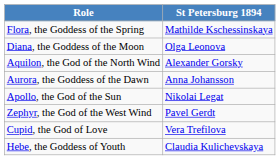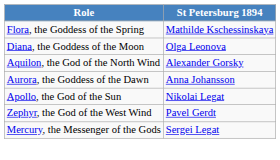- row: (57, 130)
+ row: (84, 130)
- row: (66, 146)
